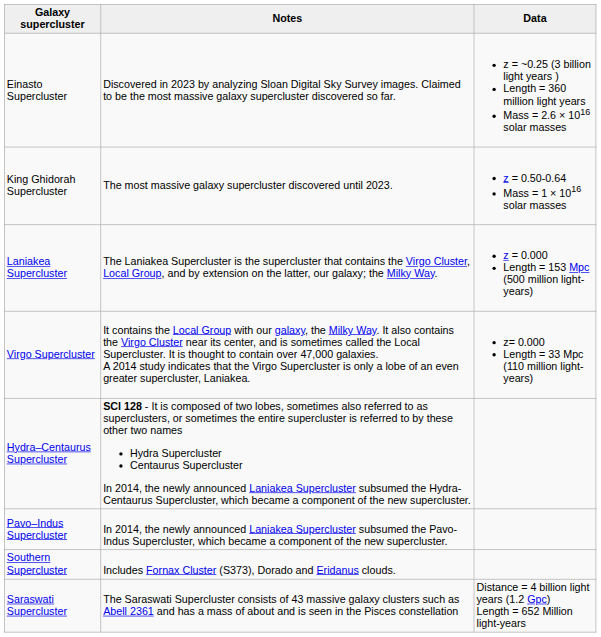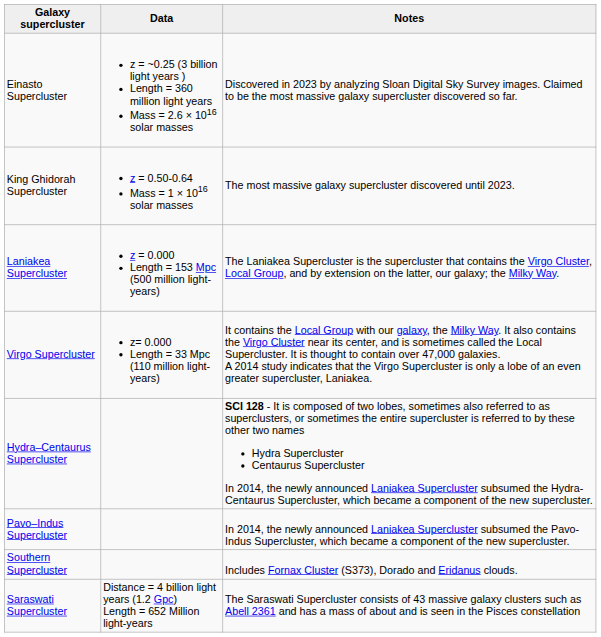columns swapped: (535, 19) <-> (287, 19)
